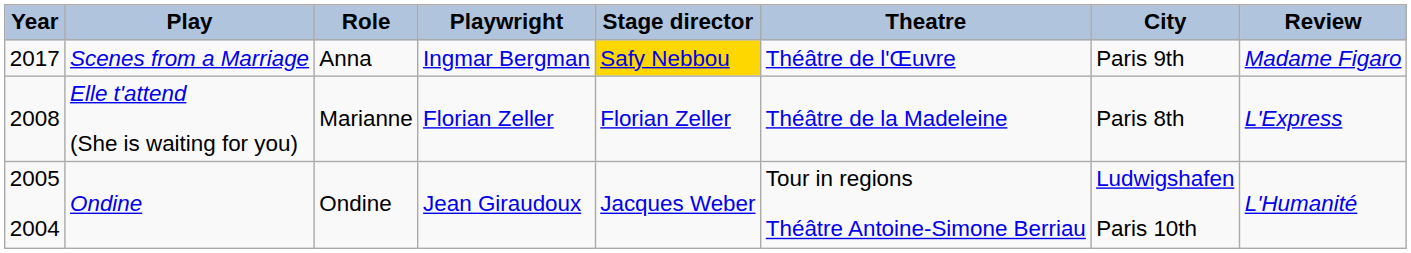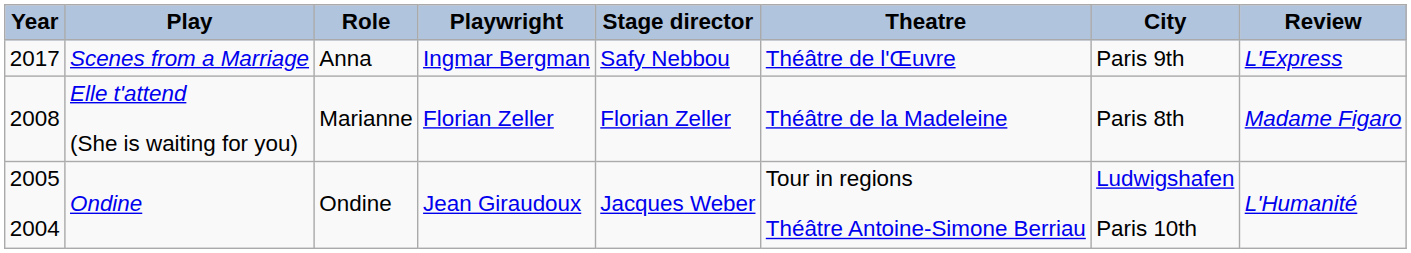(665, 57) gold background -> (665, 57) no background
(1323, 57) Madame Figaro -> (1294, 57) L'Express
(1294, 118) L'Express -> (1323, 118) Madame Figaro
